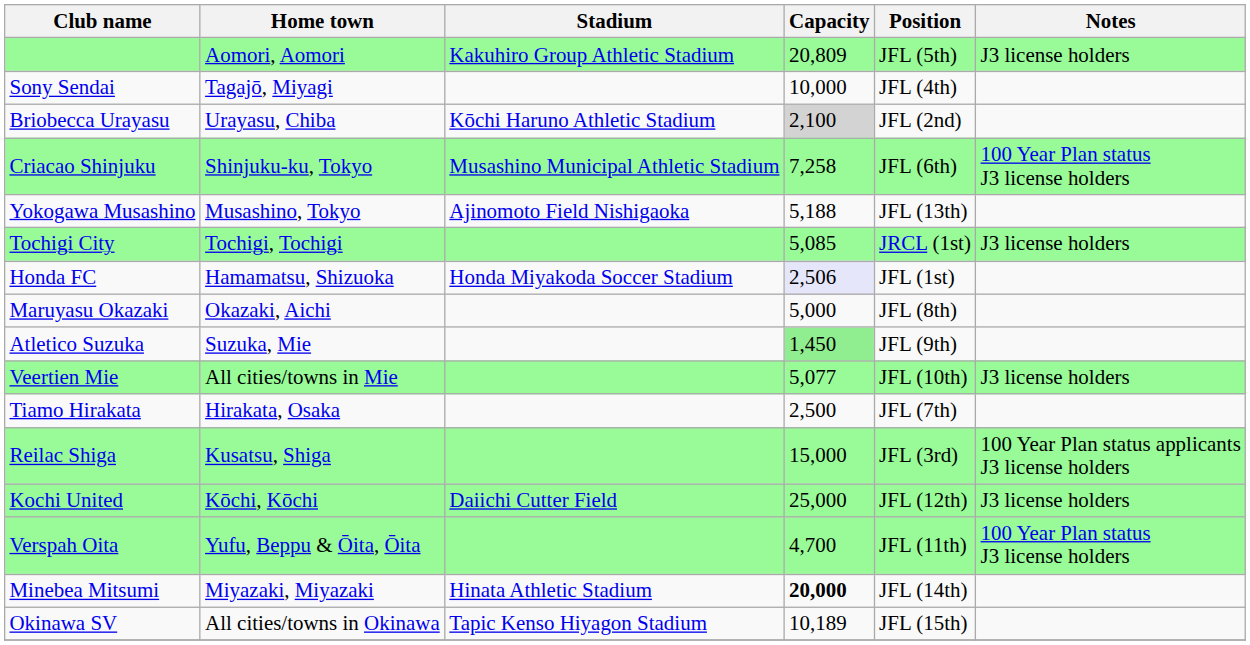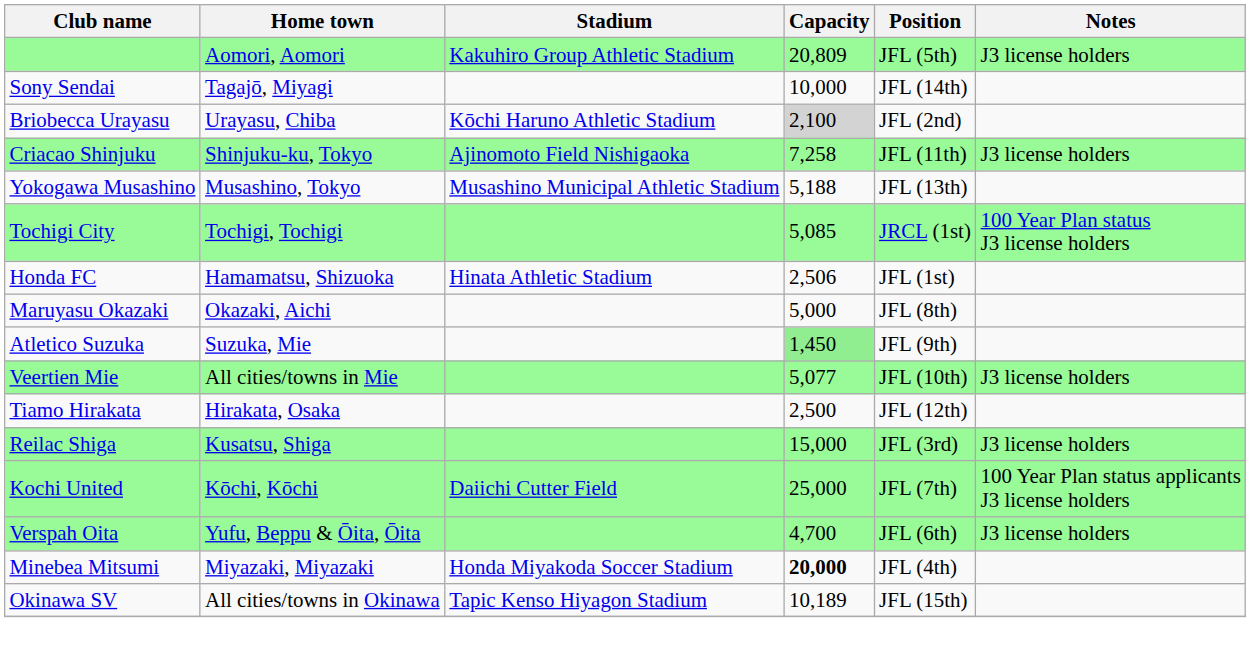(918, 87) JFL (4th) -> (923, 87) JFL (14th)
(614, 165) Musashino Municipal Athletic Stadium -> (569, 154) Ajinomoto Field Nishigaoka
(918, 165) JFL (6th) -> (923, 154) JFL (11th)
(1066, 165) 100 Year Plan status J3 license holders -> (1055, 154) J3 license holders
(569, 210) Ajinomoto Field Nishigaoka -> (614, 187) Musashino Municipal Athletic Stadium
(1055, 244) J3 license holders -> (1066, 232) 100 Year Plan status J3 license holders
(591, 277) Honda Miyakoda Soccer Stadium -> (551, 277) Hinata Athletic Stadium
(813, 277) lavender background -> (813, 277) no background
(918, 410) JFL (7th) -> (923, 410) JFL (12th)
(1111, 455) 100 Year Plan status applicants J3 license holders -> (1055, 443) J3 license holders
(923, 500) JFL (12th) -> (918, 488) JFL (7th)
(1055, 500) J3 license holders -> (1111, 488) 100 Year Plan status applicants J3 license holders
(923, 545) JFL (11th) -> (918, 533) JFL (6th)
(1066, 545) 100 Year Plan status J3 license holders -> (1055, 533) J3 license holders
(551, 590) Hinata Athletic Stadium -> (591, 566) Honda Miyakoda Soccer Stadium
(923, 590) JFL (14th) -> (918, 566) JFL (4th)
